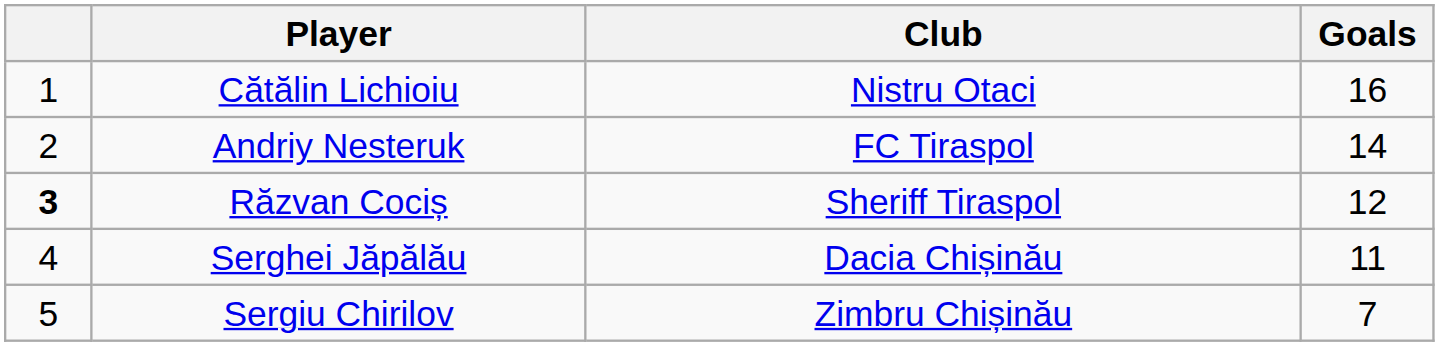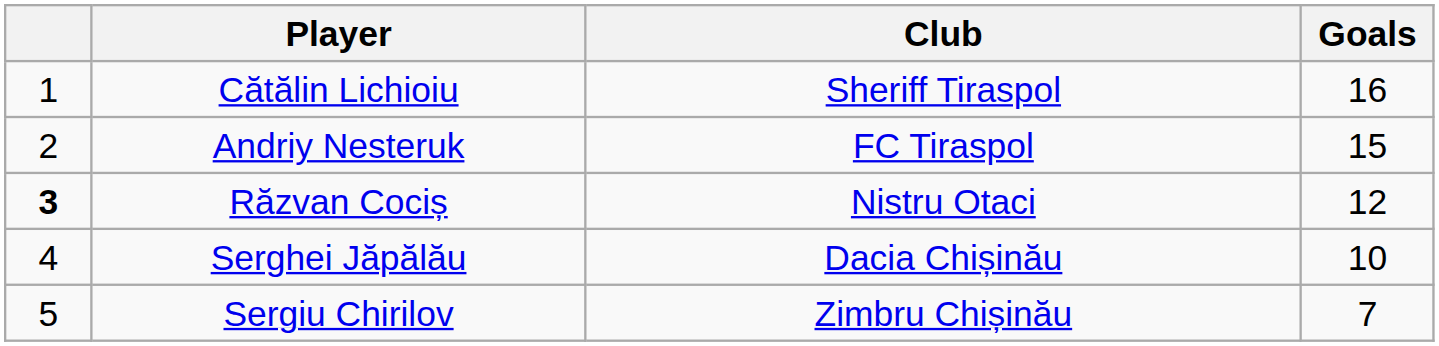(943, 89) Nistru Otaci -> (943, 89) Sheriff Tiraspol
(1368, 146) 14 -> (1368, 146) 15
(943, 202) Sheriff Tiraspol -> (943, 202) Nistru Otaci
(1368, 258) 11 -> (1368, 258) 10
